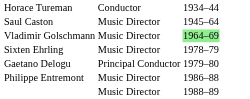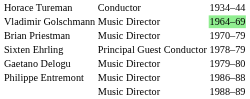- row: (29, 21)
+ row: (37, 36)
(129, 50) Music Director -> (152, 50) Principal Guest Conductor
(139, 64) Principal Conductor -> (129, 64) Music Director
